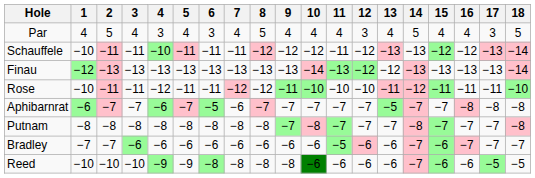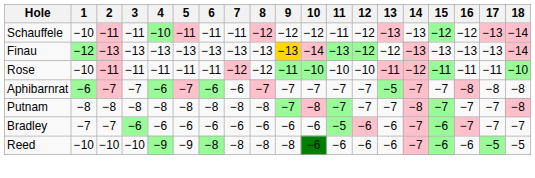- row: (38, 32)
(288, 70) no background -> (288, 51) gold background
(160, 88) −12 -> (160, 70) −11
(212, 107) −5 -> (212, 88) −6
